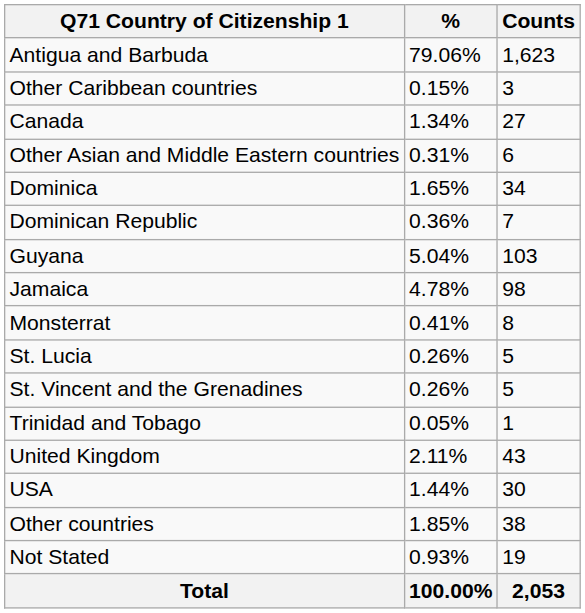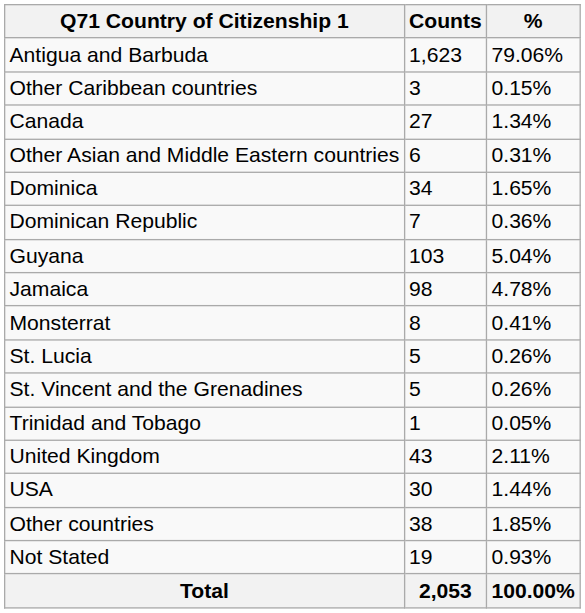columns swapped: (539, 21) <-> (451, 21)
